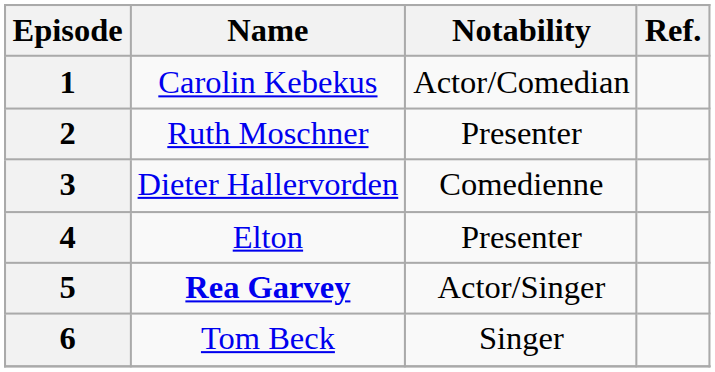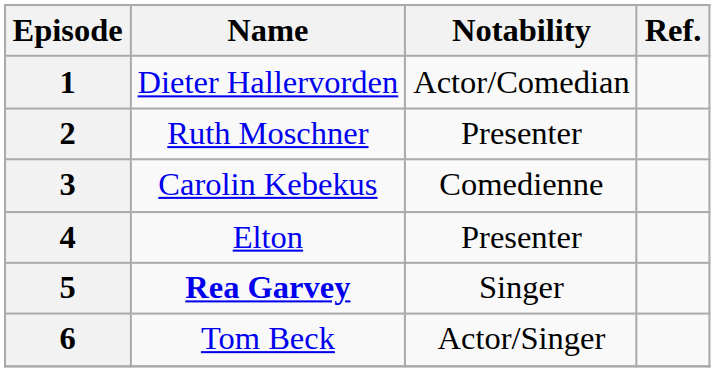(268, 81) Carolin Kebekus -> (268, 81) Dieter Hallervorden
(268, 184) Dieter Hallervorden -> (268, 184) Carolin Kebekus
(521, 287) Actor/Singer -> (521, 287) Singer
(521, 339) Singer -> (521, 339) Actor/Singer
